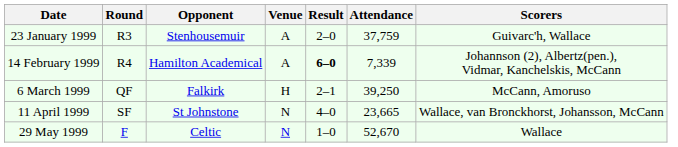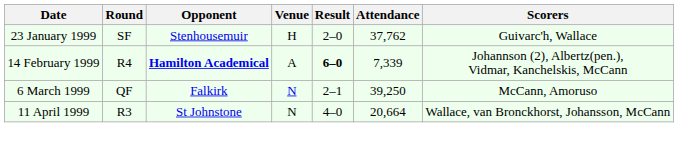(124, 35) R3 -> (124, 35) SF
(285, 35) A -> (292, 35) H
(381, 35) 37,759 -> (388, 35) 37,762
(206, 63) normal -> (209, 63) bold
(285, 91) H -> (292, 91) N
(124, 111) SF -> (124, 111) R3
(381, 111) 23,665 -> (388, 111) 20,664
- row: (53, 132)
